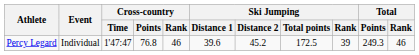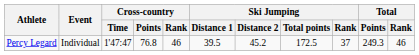(212, 43) 39.6 -> (212, 43) 39.5
(345, 43) 39 -> (345, 43) 37
